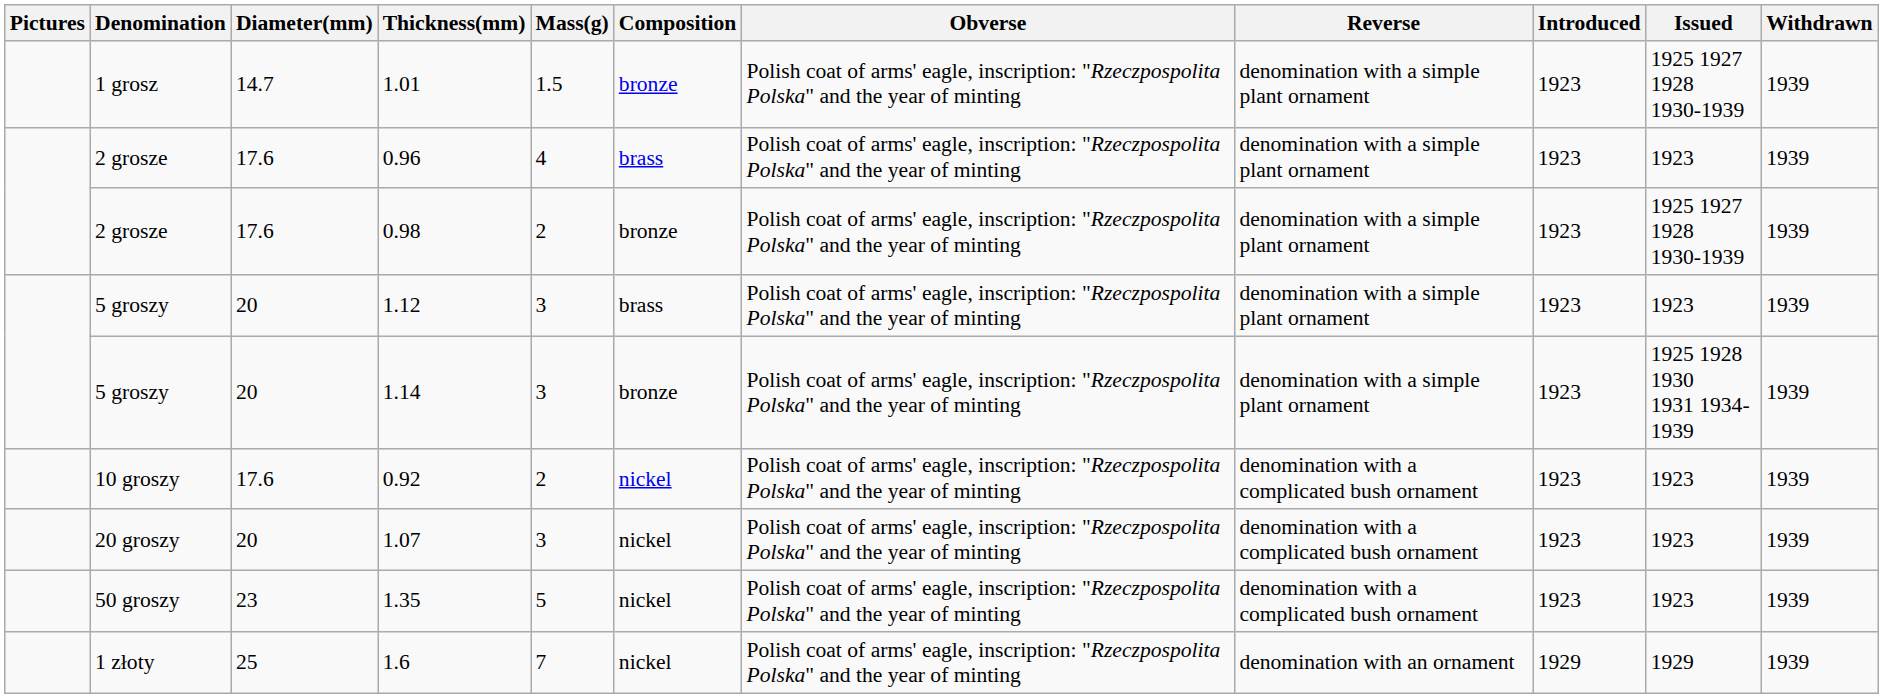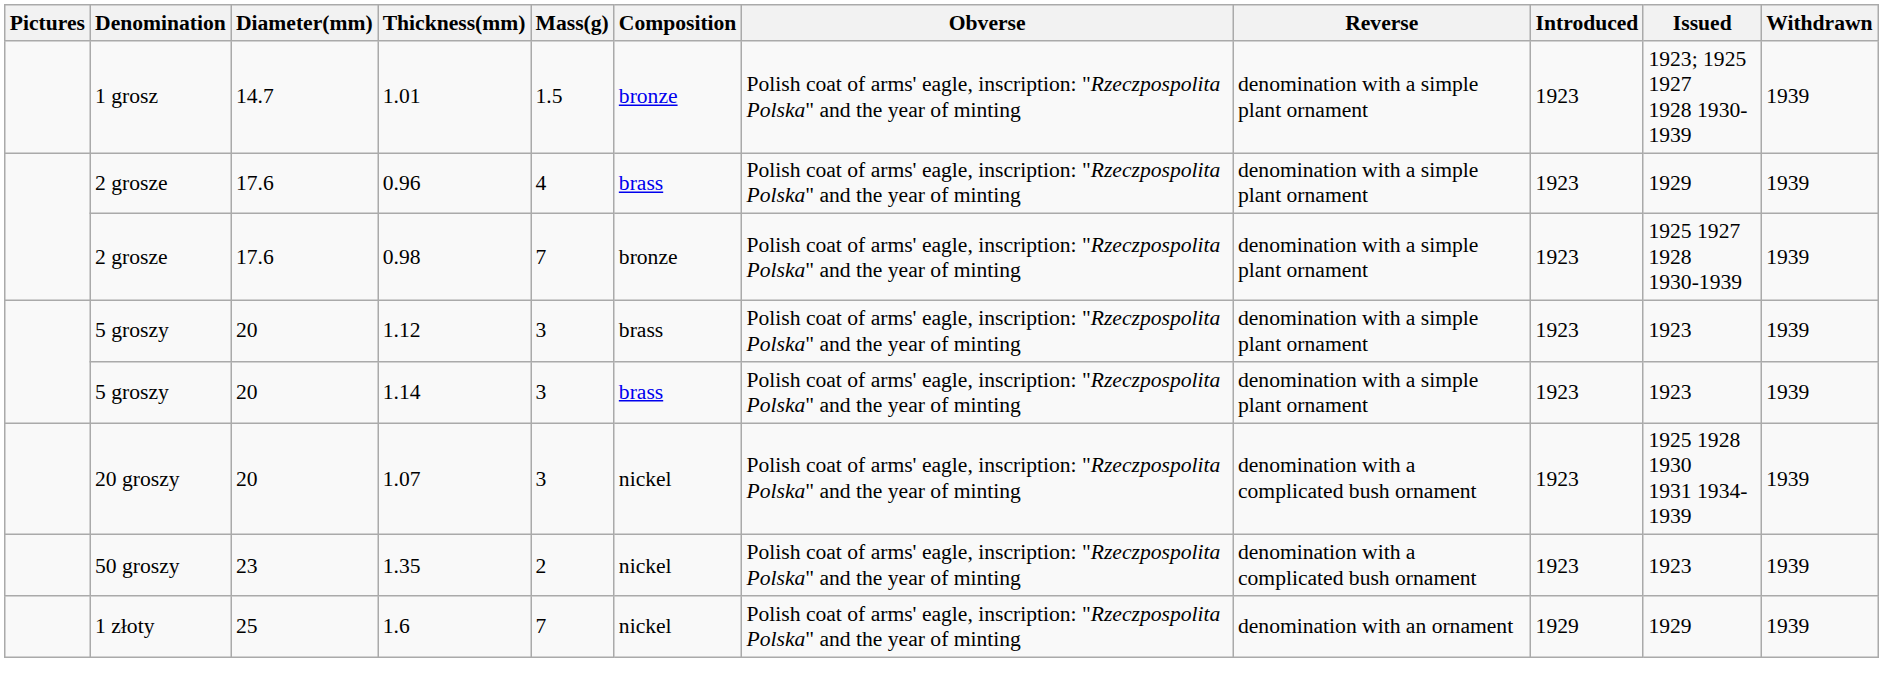(1697, 83) 1925 1927 1928 1930-1939 -> (1698, 96) 1923; 1925 1927 1928 1930-1939
(1672, 157) 1923 -> (1670, 183) 1929
(541, 231) 2 -> (541, 257) 7
(648, 392) bronze -> (641, 392) brass
(1700, 392) 1925 1928 1930 1931 1934-1939 -> (1670, 392) 1923
- row: (402, 478)
(1672, 539) 1923 -> (1698, 478) 1925 1928 1930 1931 1934-1939
(541, 600) 5 -> (541, 565) 2
